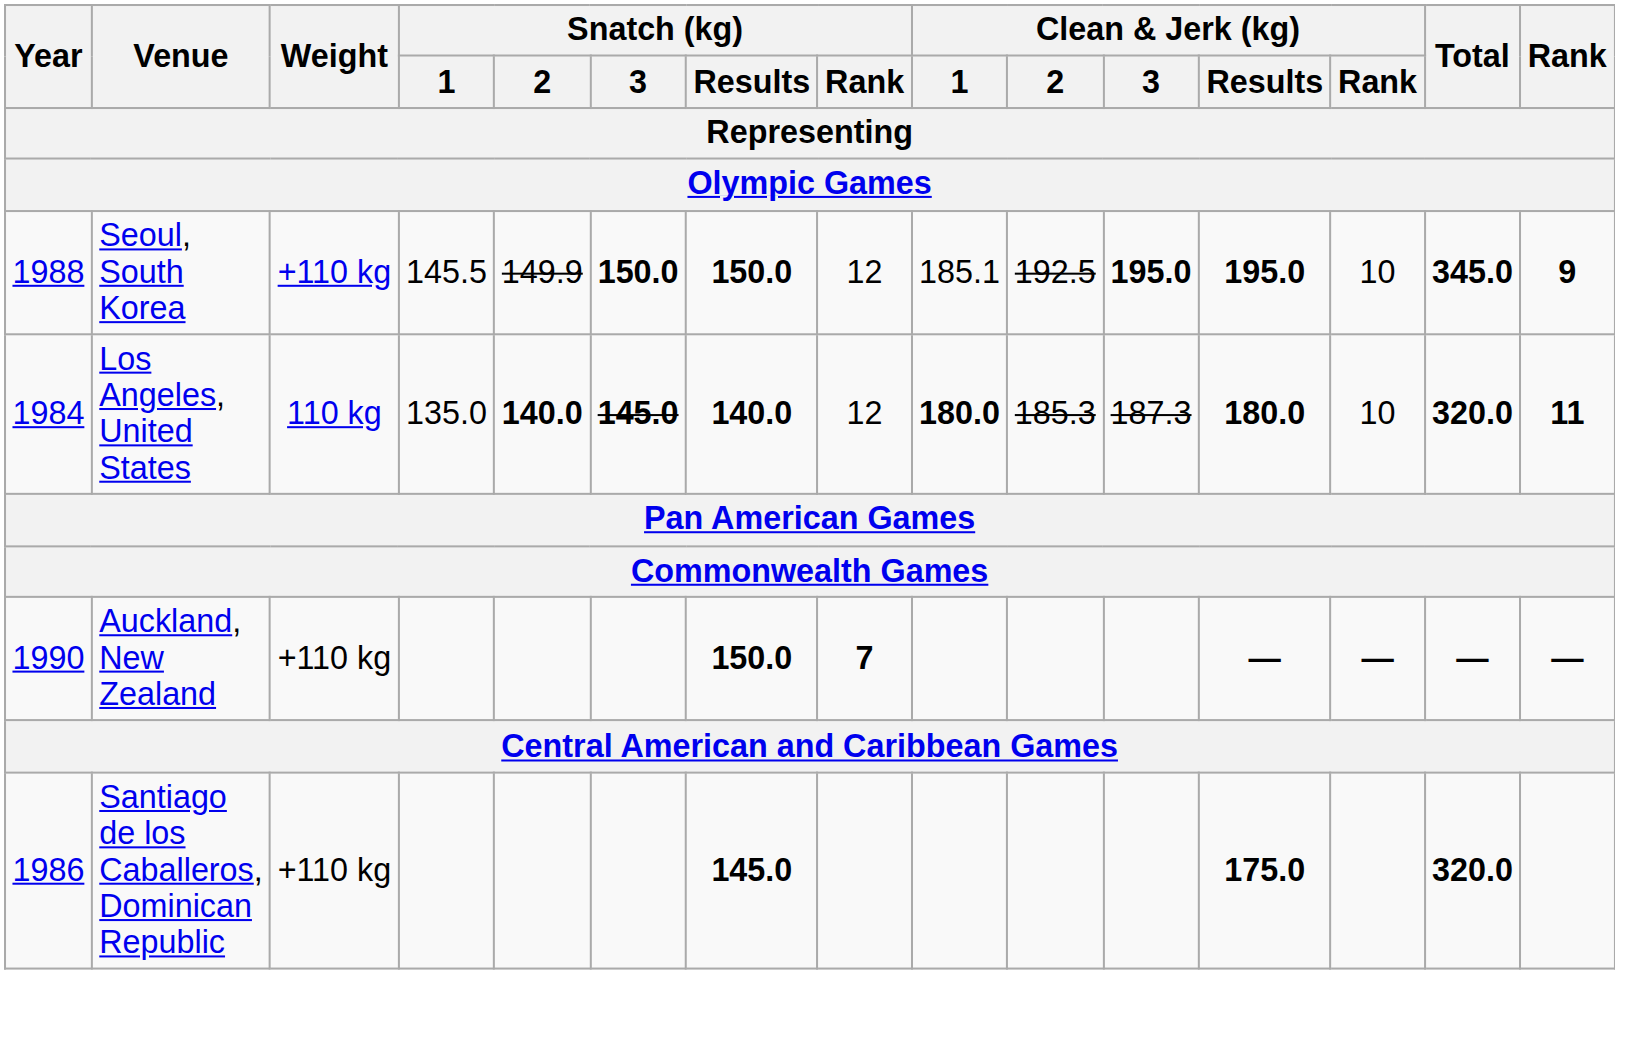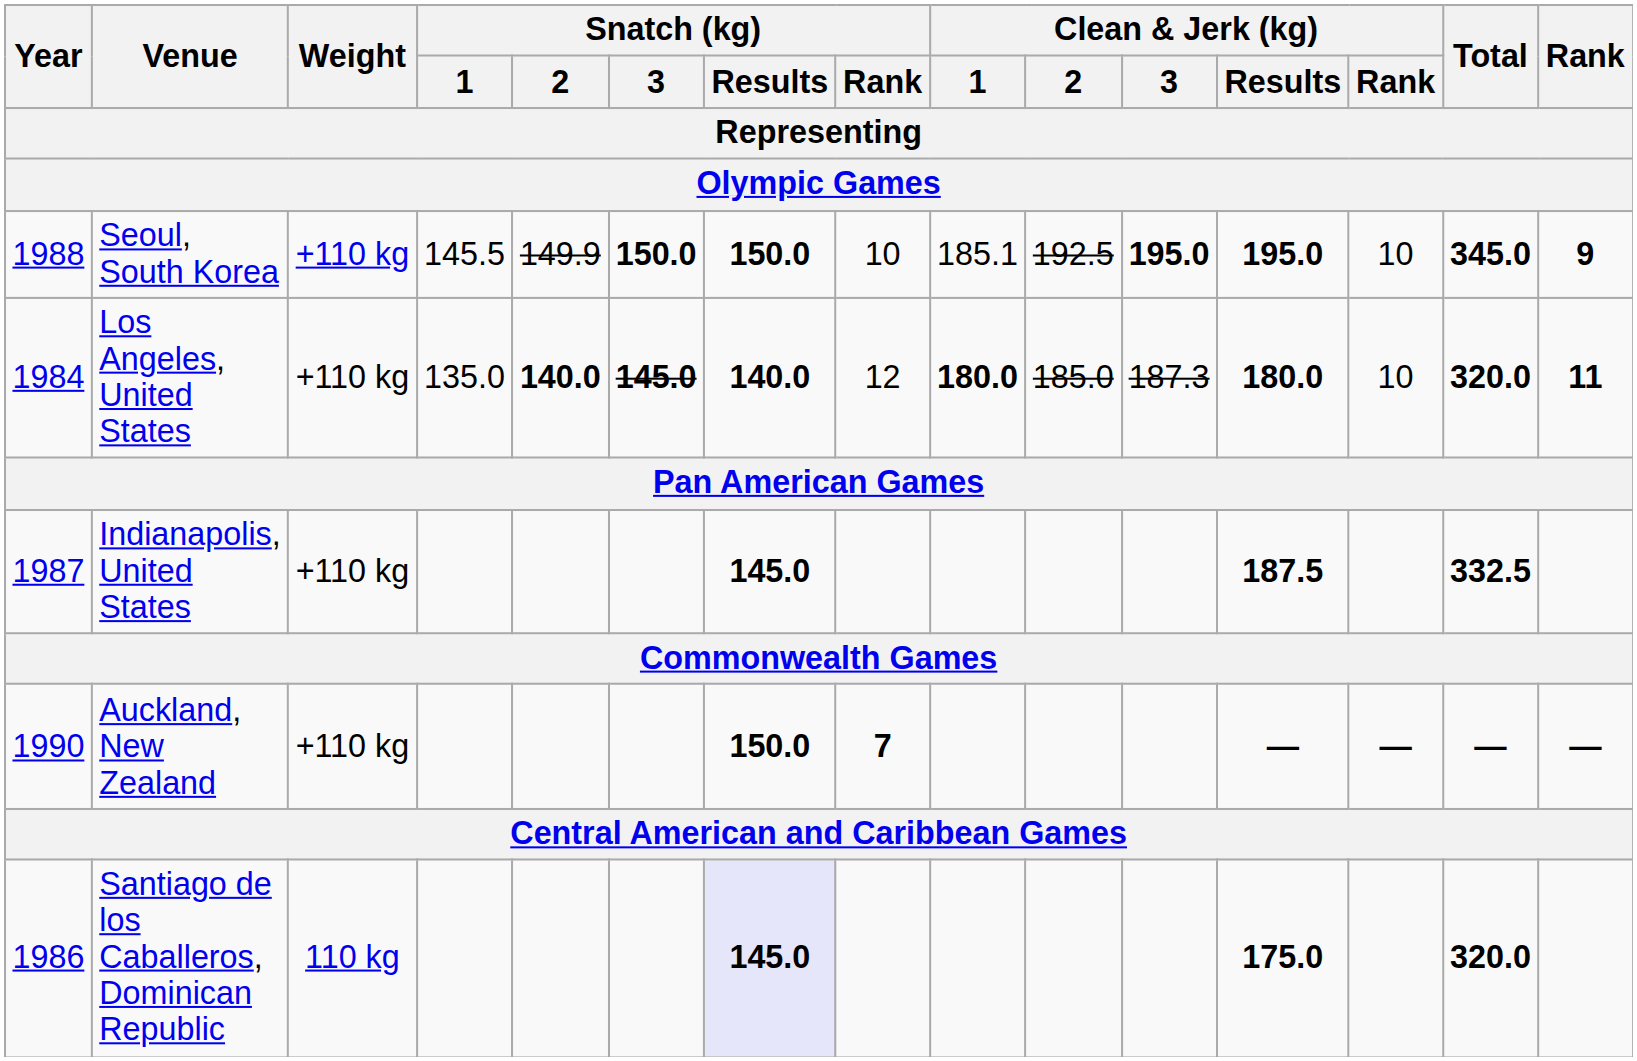(865, 271) 12 -> (883, 253) 10
(334, 413) 110 kg -> (352, 377) +110 kg
(1055, 413) 185.3 -> (1073, 377) 185.0
+ row: (190, 570)
(334, 869) +110 kg -> (352, 957) 110 kg
(752, 869) no background -> (770, 957) lavender background
